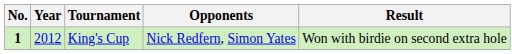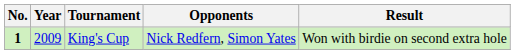(48, 38) 2012 -> (48, 38) 2009
